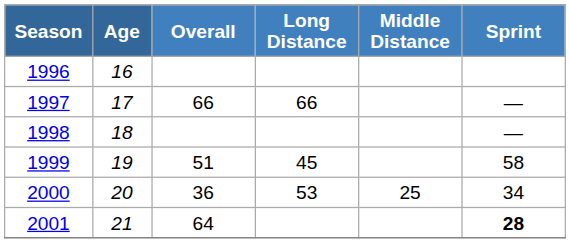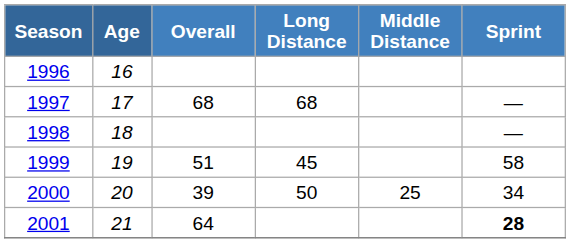(203, 102) 66 -> (203, 102) 68
(307, 102) 66 -> (307, 102) 68
(203, 193) 36 -> (203, 193) 39
(307, 193) 53 -> (307, 193) 50
